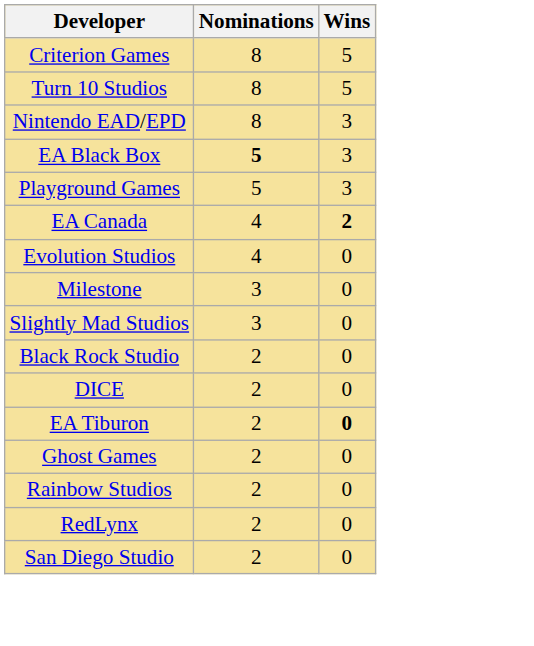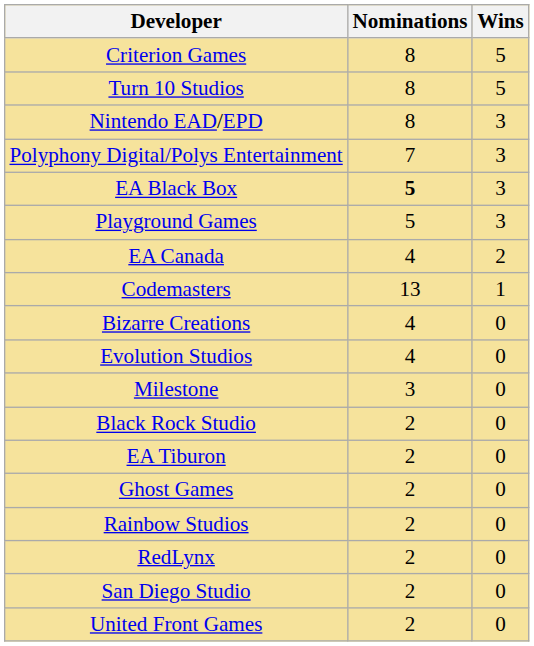+ row: (176, 155)
(347, 222) bold -> (501, 255) normal
+ row: (176, 289)
+ row: (176, 322)
- row: (99, 322)
- row: (99, 389)
(347, 423) bold -> (501, 456) normal
+ row: (176, 624)
